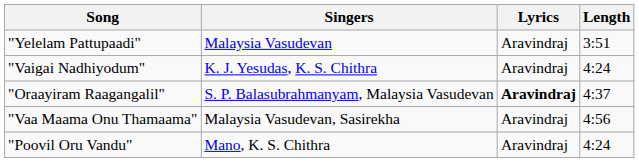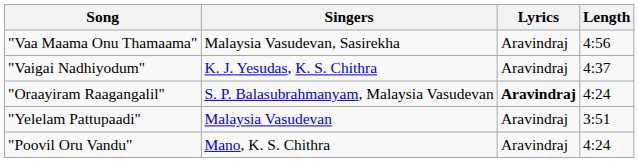rows swapped: (75, 43) <-> (103, 119)
(597, 68) 4:24 -> (597, 68) 4:37
(597, 94) 4:37 -> (597, 94) 4:24
